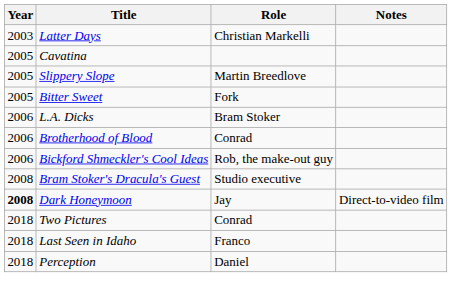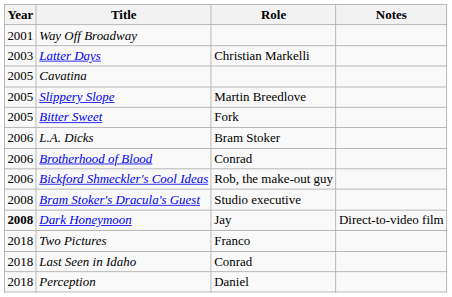+ row: (88, 35)
(233, 220) Conrad -> (232, 240) Franco
(232, 240) Franco -> (233, 261) Conrad
